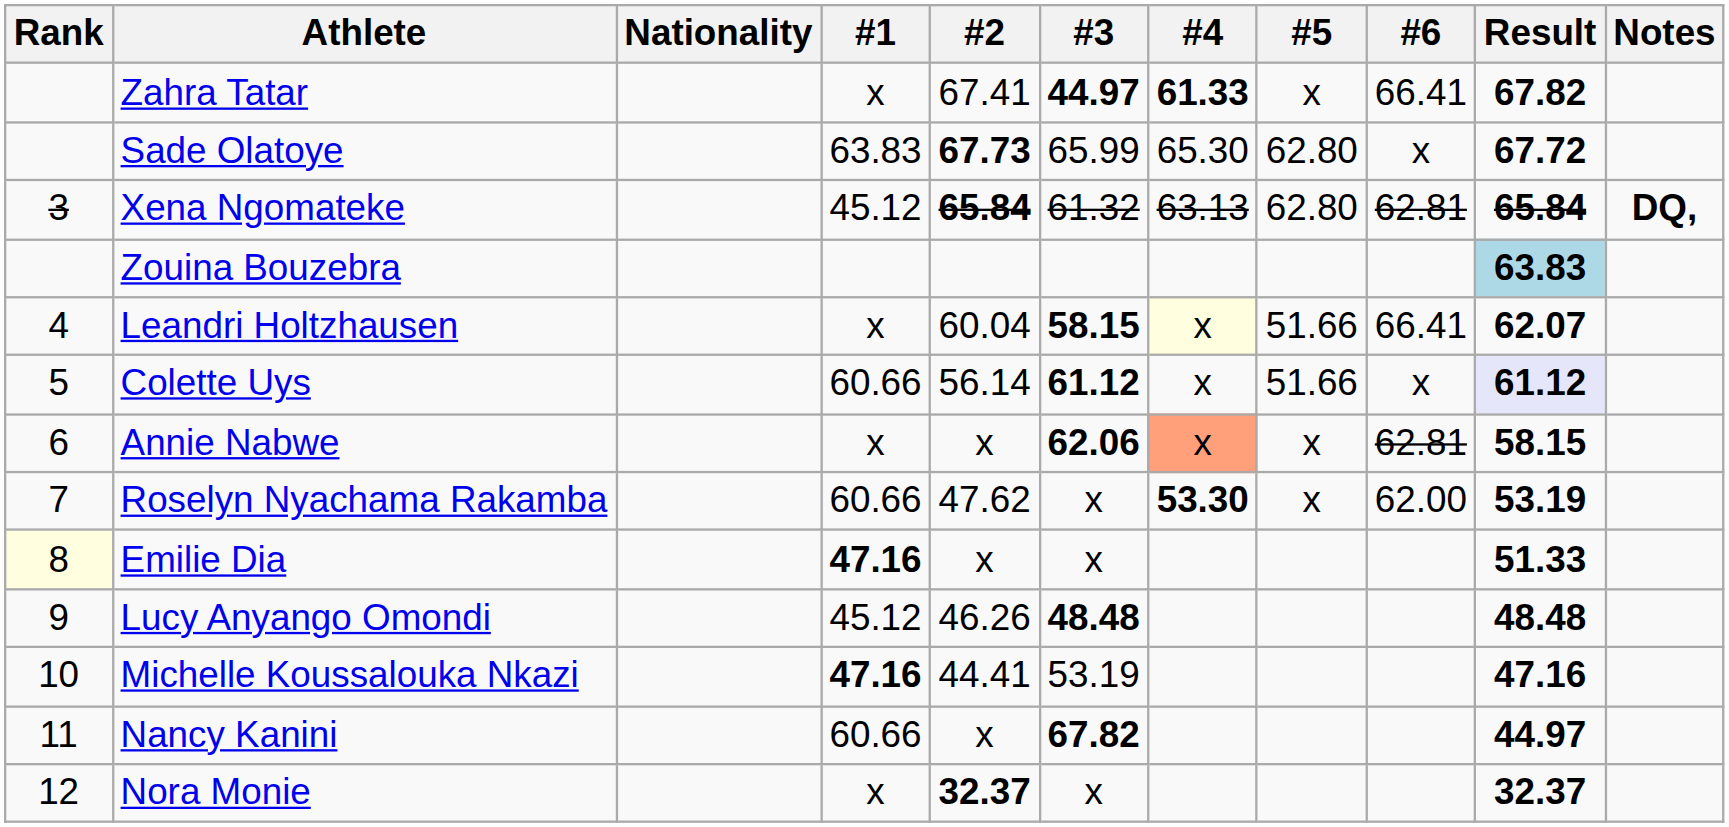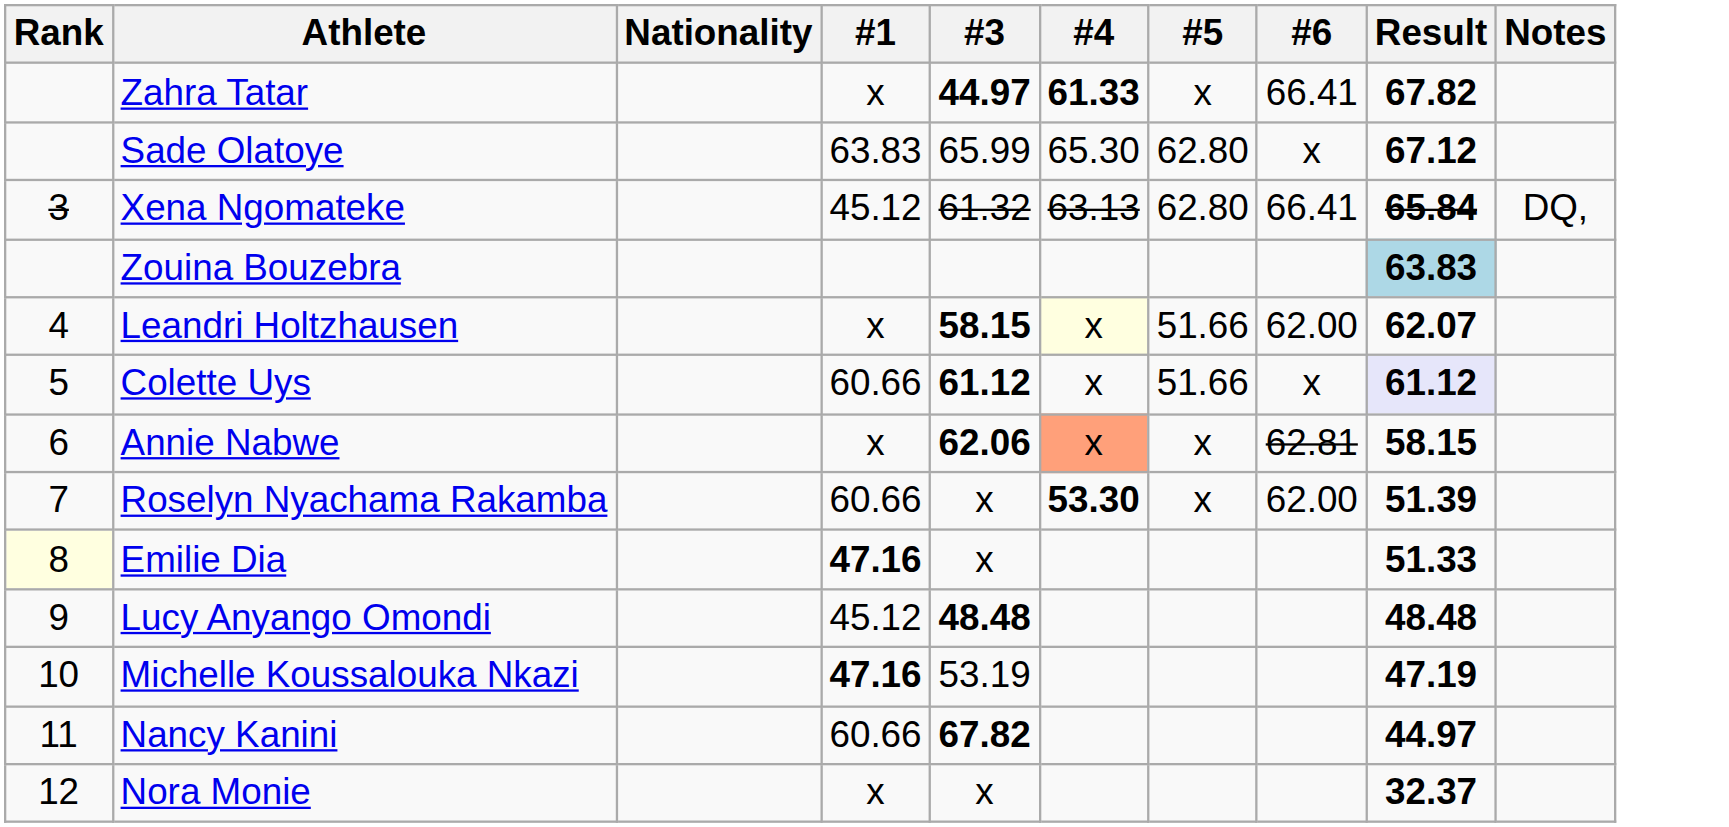- column: (985, 33)
(1540, 150) 67.72 -> (1431, 150) 67.12
(1421, 208) 62.81 -> (1312, 208) 66.41
(1664, 208) bold -> (1555, 208) normal
(1421, 325) 66.41 -> (1312, 325) 62.00
(1540, 500) 53.19 -> (1431, 500) 51.39
(1540, 675) 47.16 -> (1431, 675) 47.19
